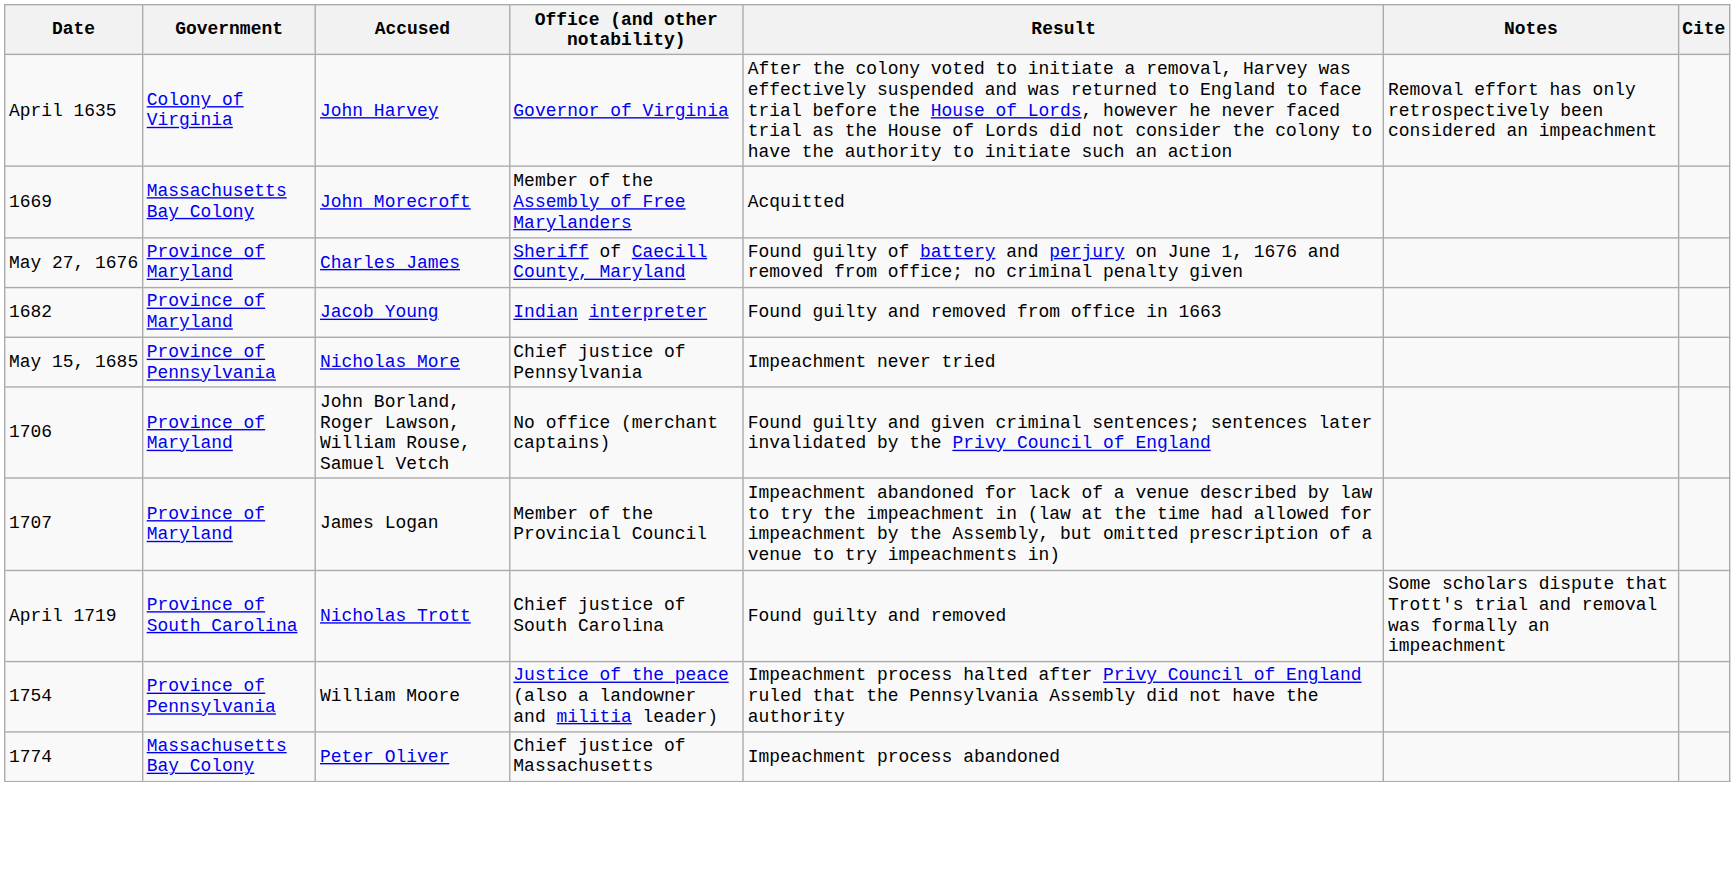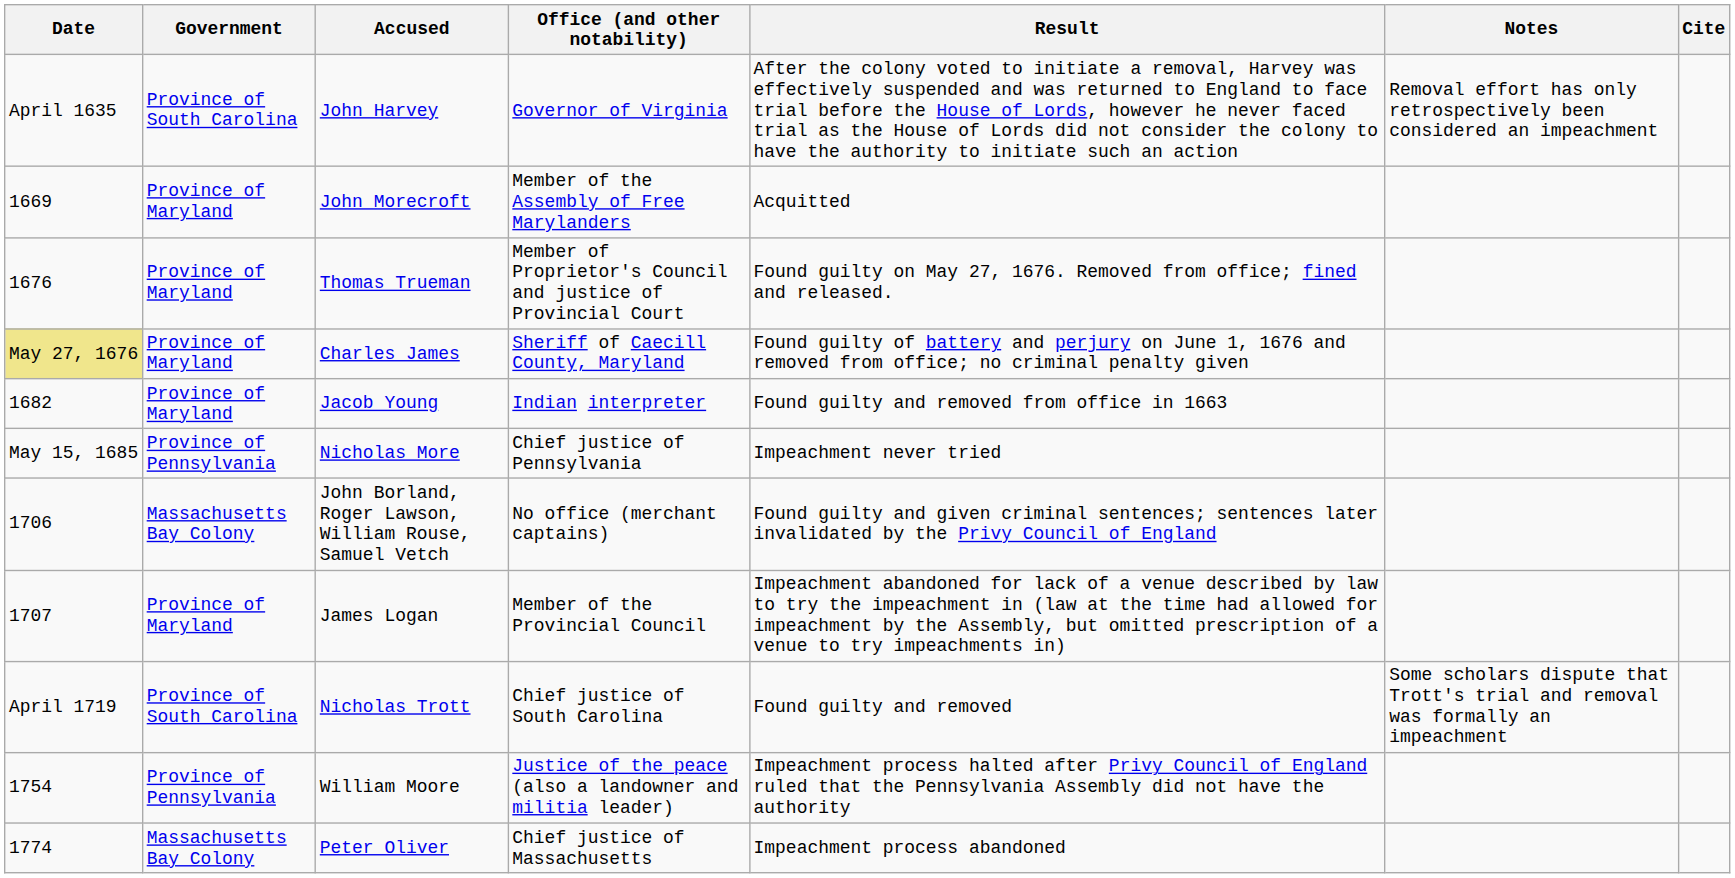(195, 111) Colony of Virginia -> (222, 111) Province of South Carolina
(217, 202) Massachusetts Bay Colony -> (206, 202) Province of Maryland
+ row: (395, 283)
(74, 262) no background -> (74, 354) khaki background
(206, 433) Province of Maryland -> (217, 524) Massachusetts Bay Colony
